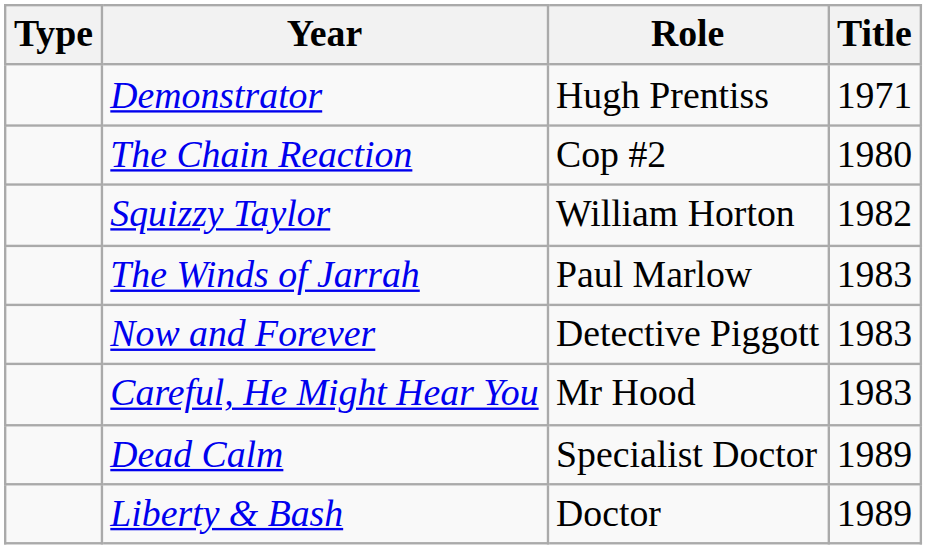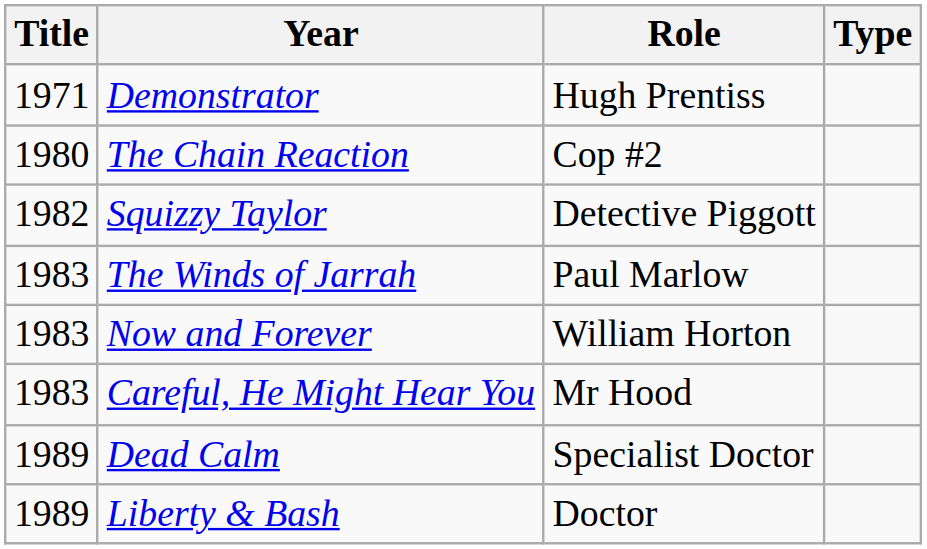columns swapped: (874, 34) <-> (53, 34)
(675, 214) William Horton -> (684, 214) Detective Piggott
(688, 333) Detective Piggott -> (672, 333) William Horton
